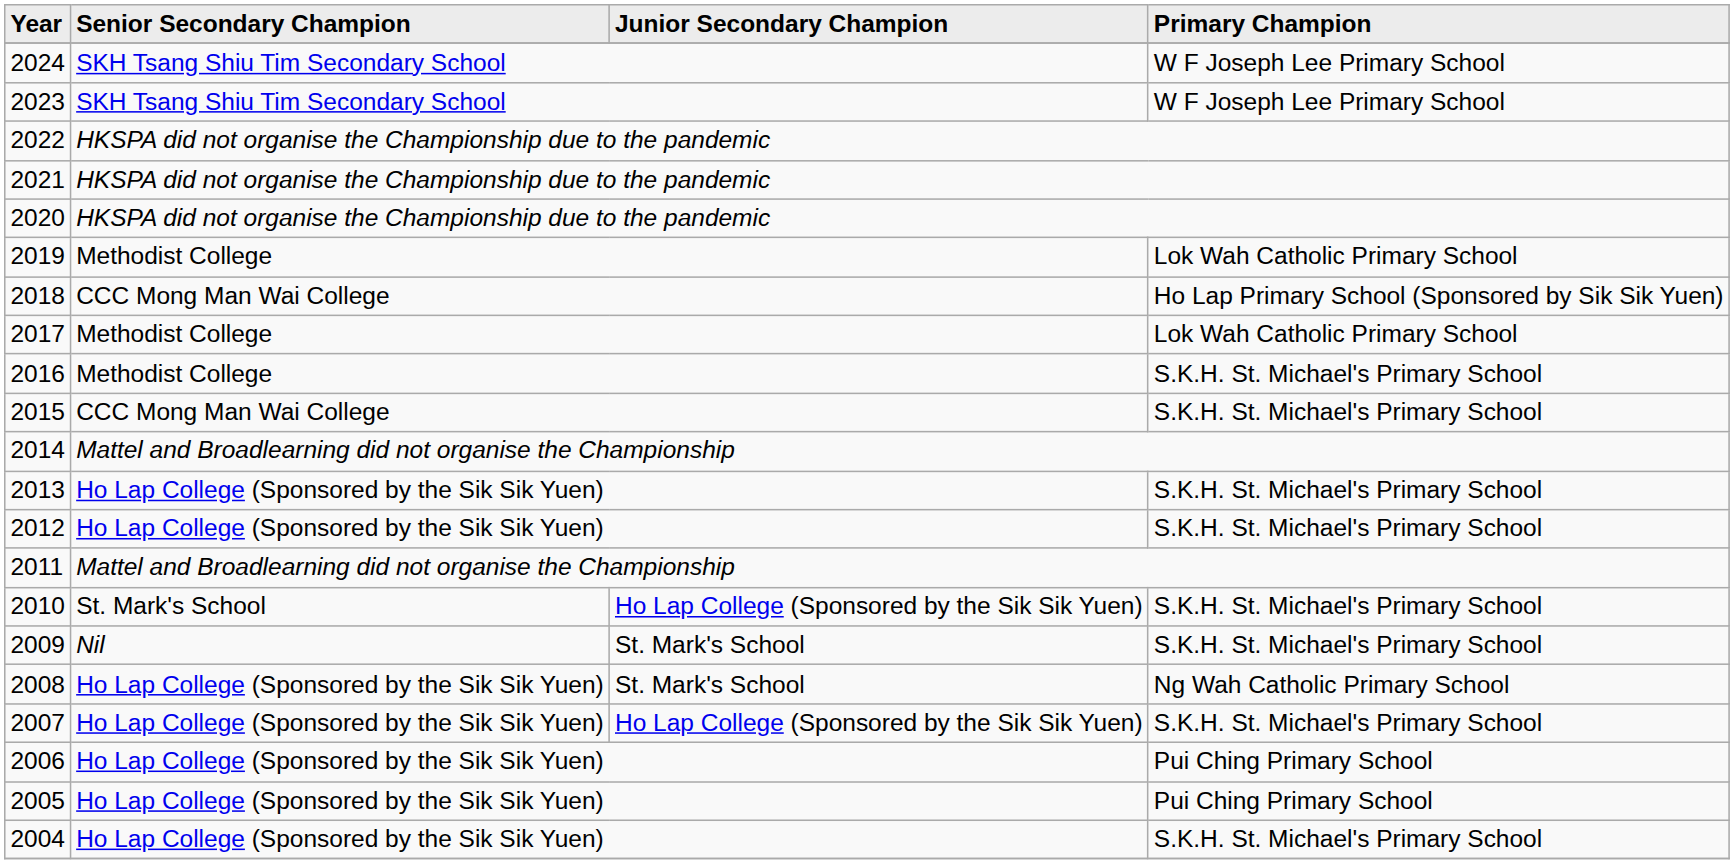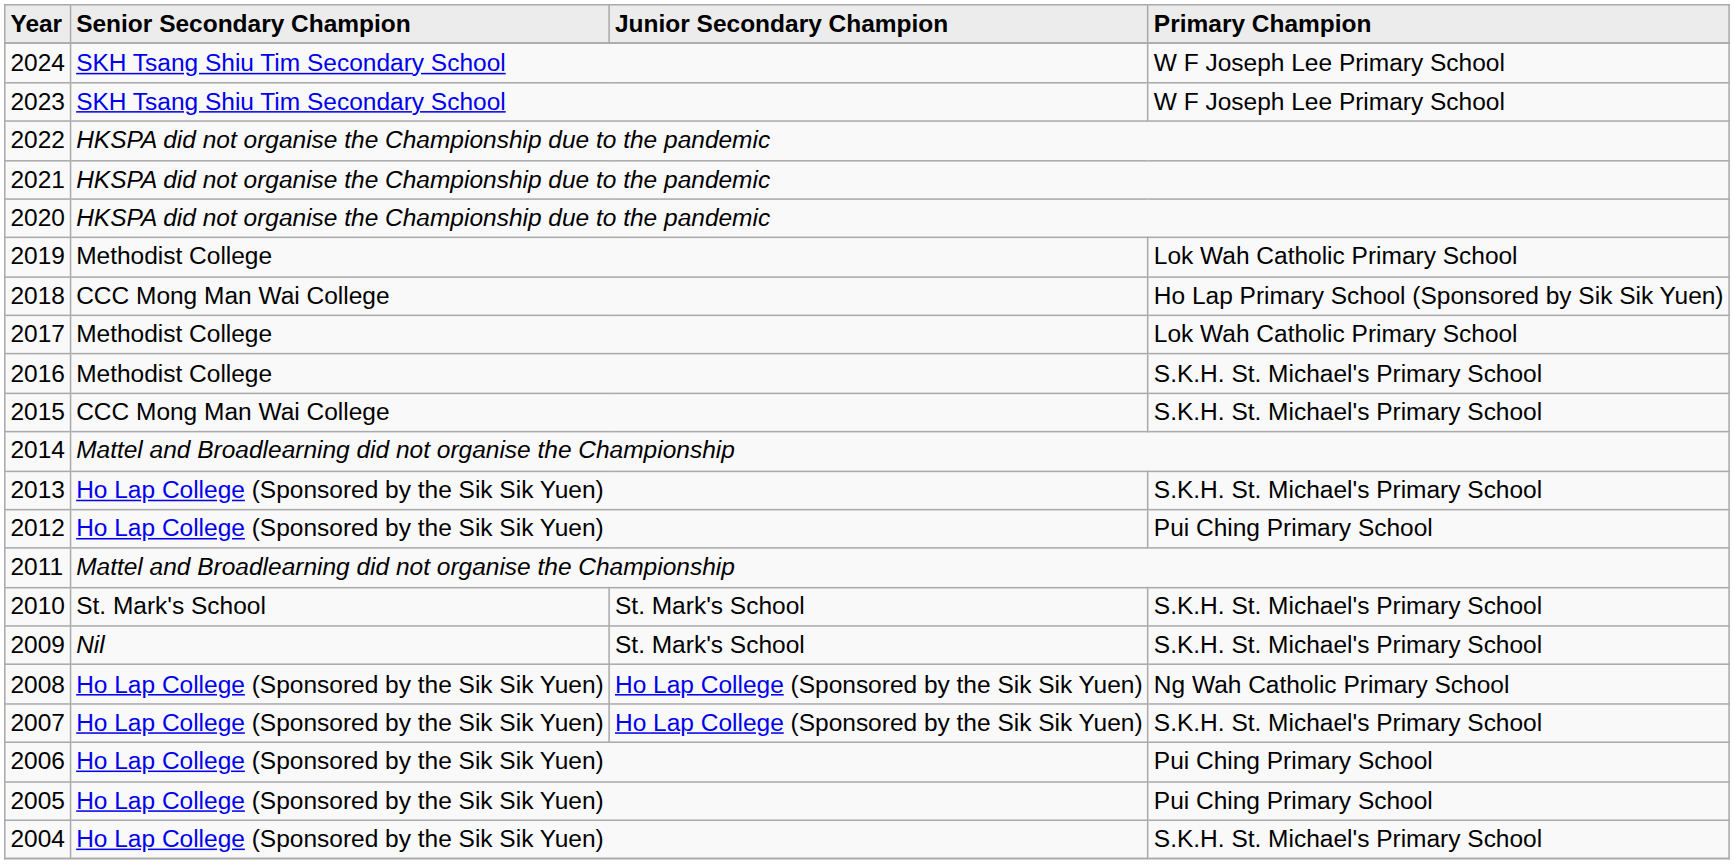(1348, 528) S.K.H. St. Michael's Primary School -> (1293, 528) Pui Ching Primary School
(879, 606) Ho Lap College (Sponsored by the Sik Sik Yuen) -> (710, 606) St. Mark's School
(710, 683) St. Mark's School -> (879, 683) Ho Lap College (Sponsored by the Sik Sik Yuen)
